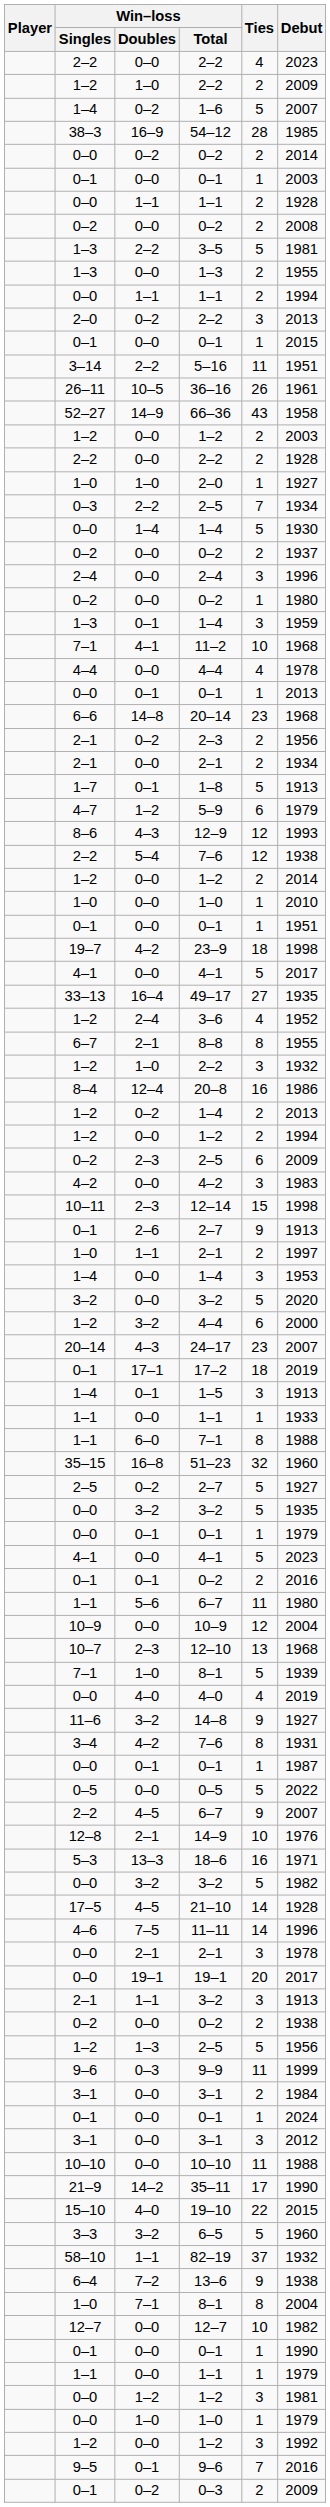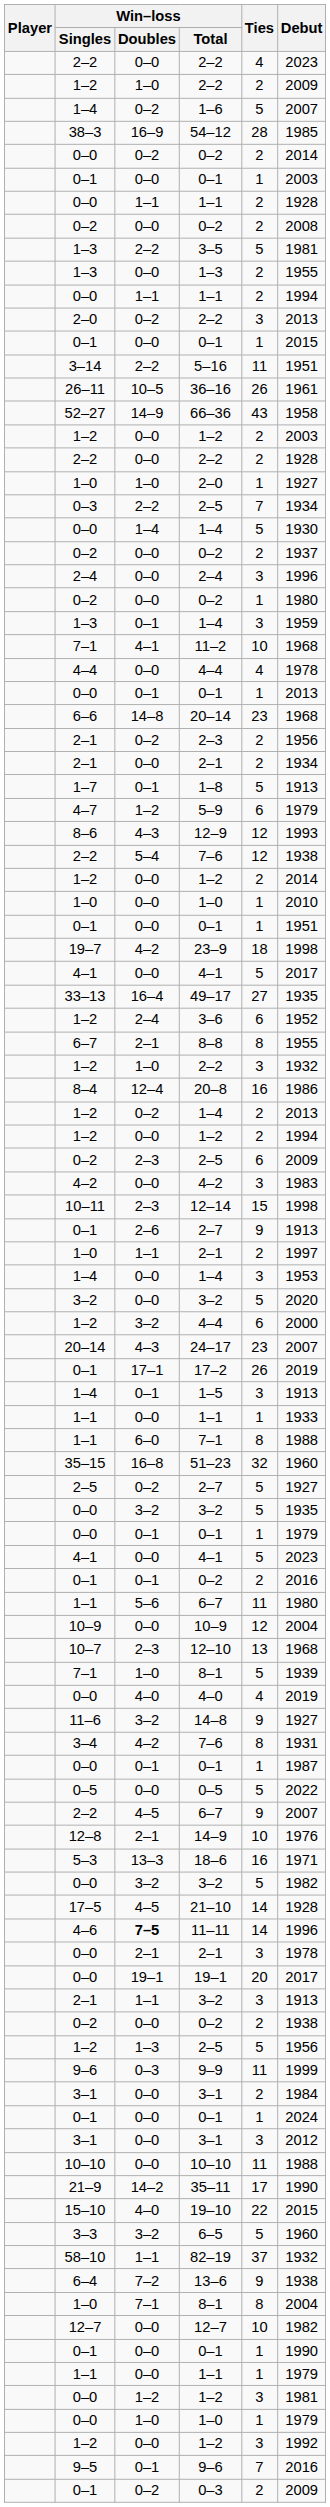(259, 1020) 4 -> (259, 1020) 6
(259, 1370) 18 -> (259, 1370) 26
(147, 1930) normal -> (147, 1930) bold
